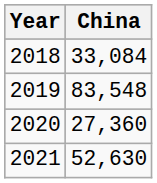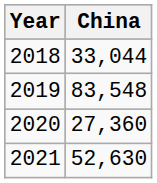(109, 57) 33,084 -> (109, 57) 33,044
